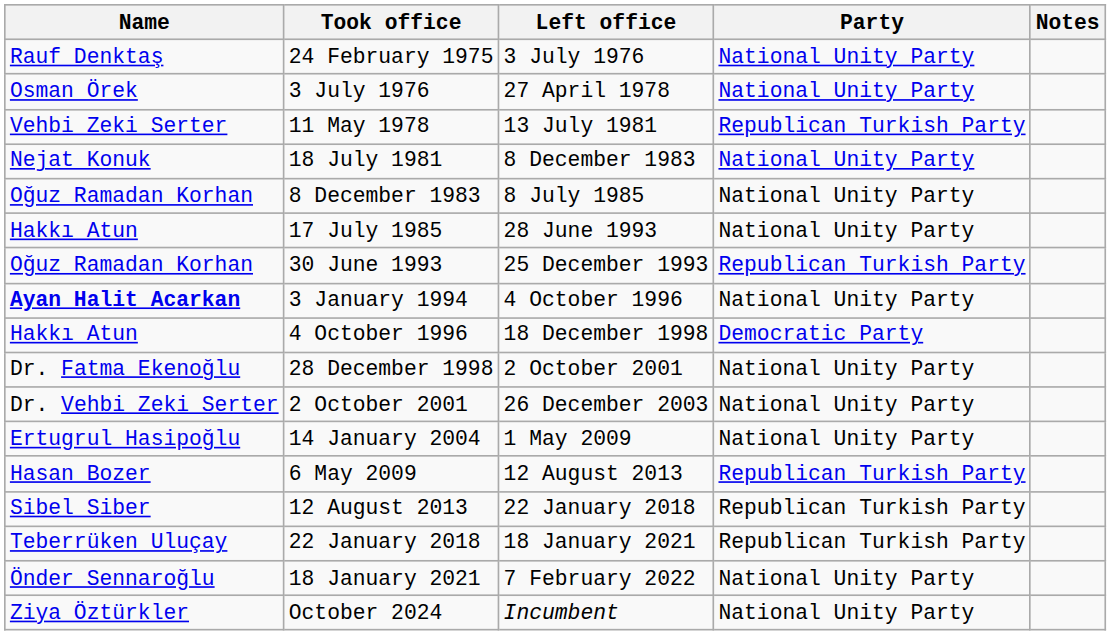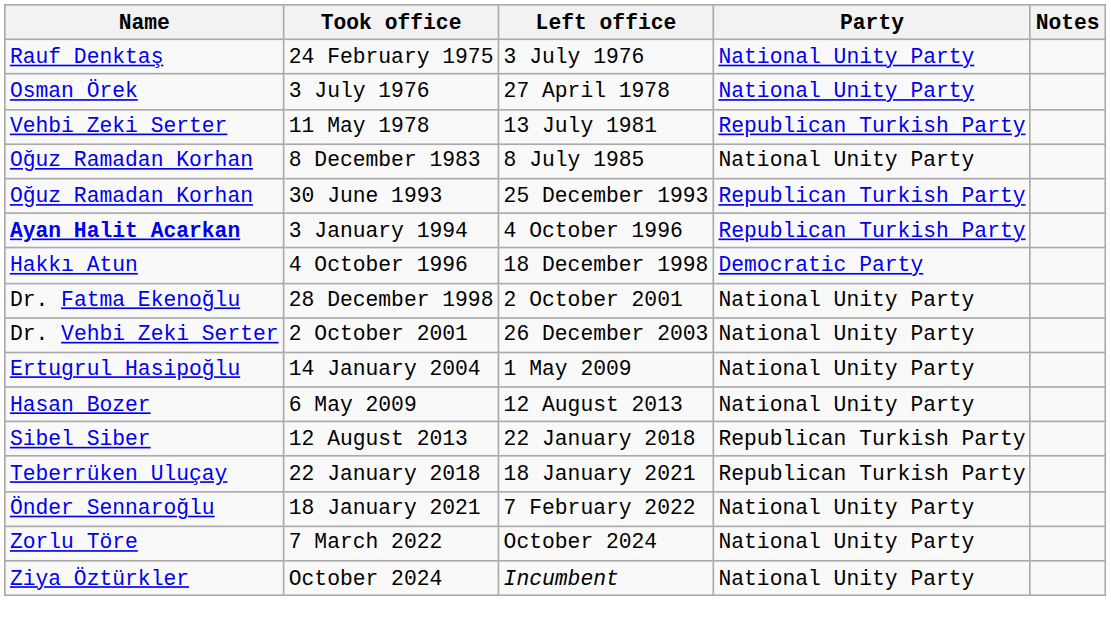- row: (366, 161)
- row: (366, 231)
(846, 300) National Unity Party -> (872, 231) Republican Turkish Party
(872, 474) Republican Turkish Party -> (846, 404) National Unity Party
+ row: (366, 543)
